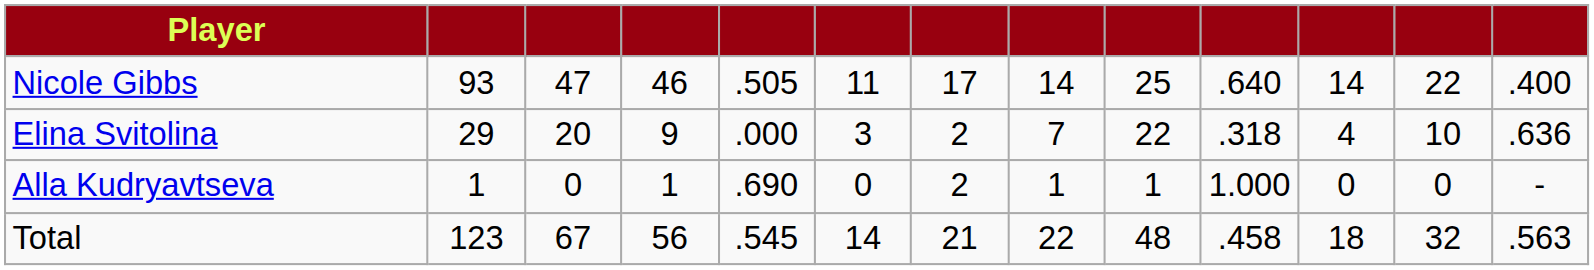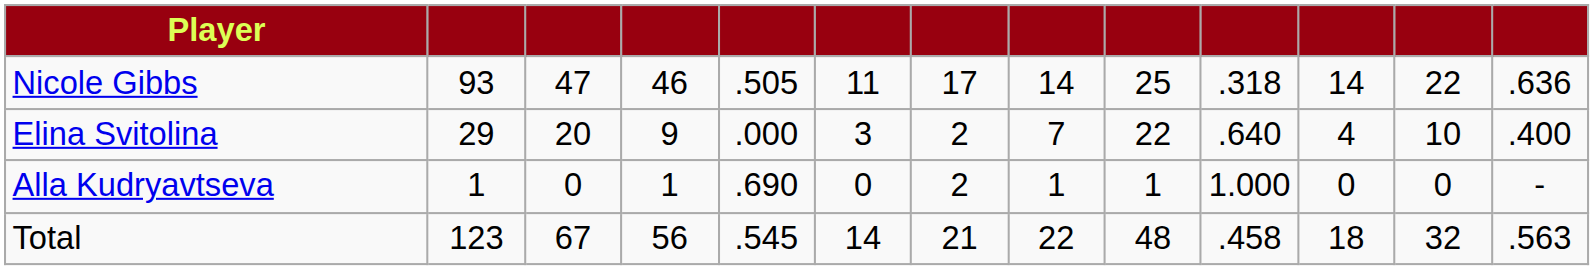(1250, 82) .640 -> (1250, 82) .318
(1540, 82) .400 -> (1540, 82) .636
(1250, 133) .318 -> (1250, 133) .640
(1540, 133) .636 -> (1540, 133) .400
